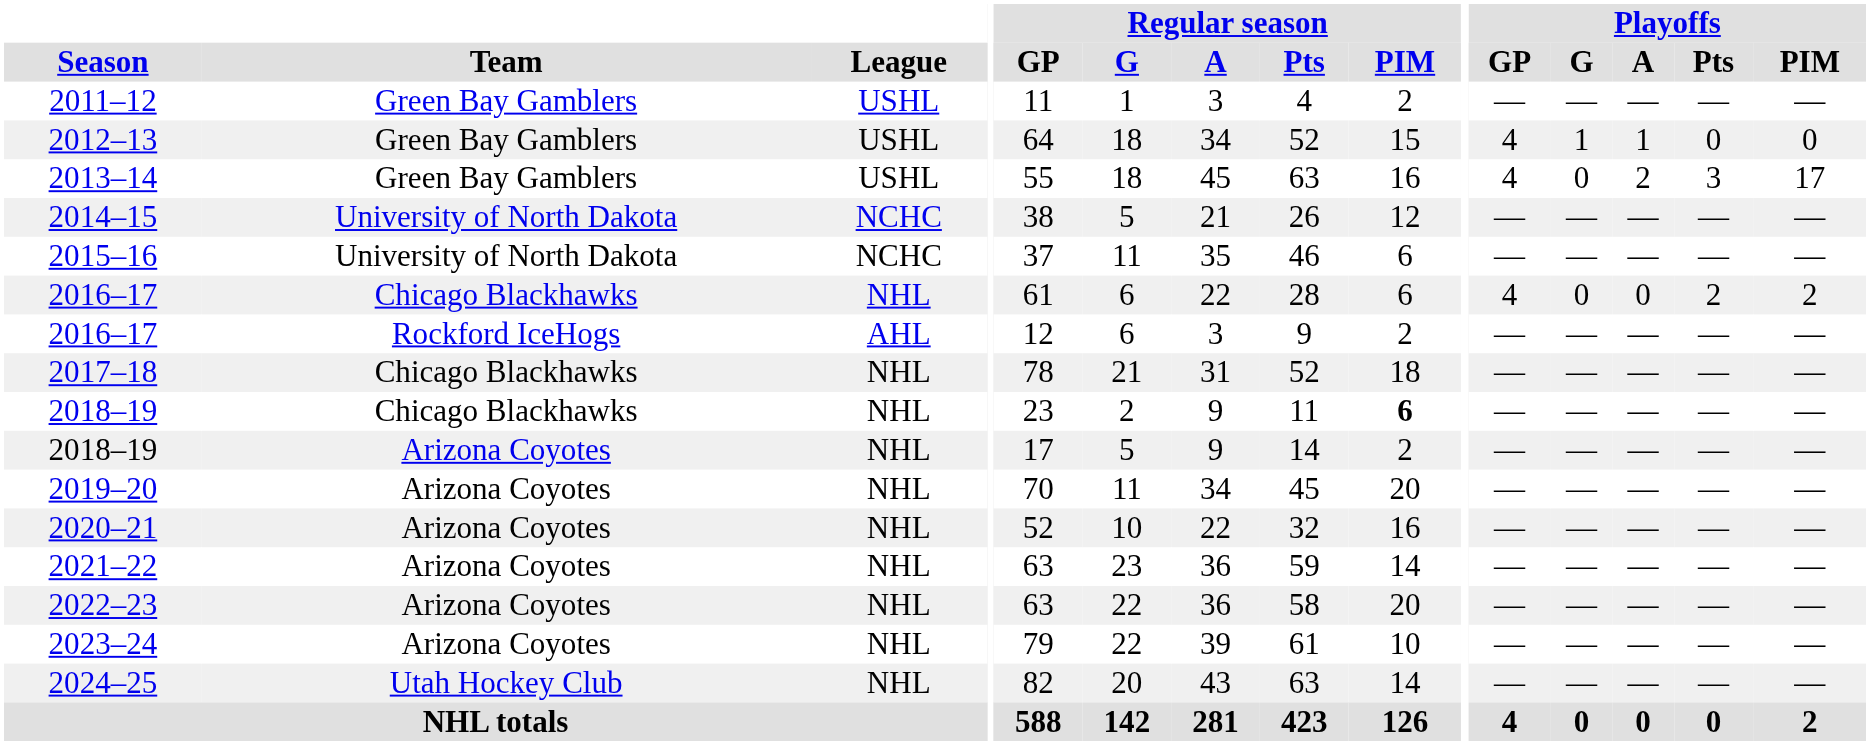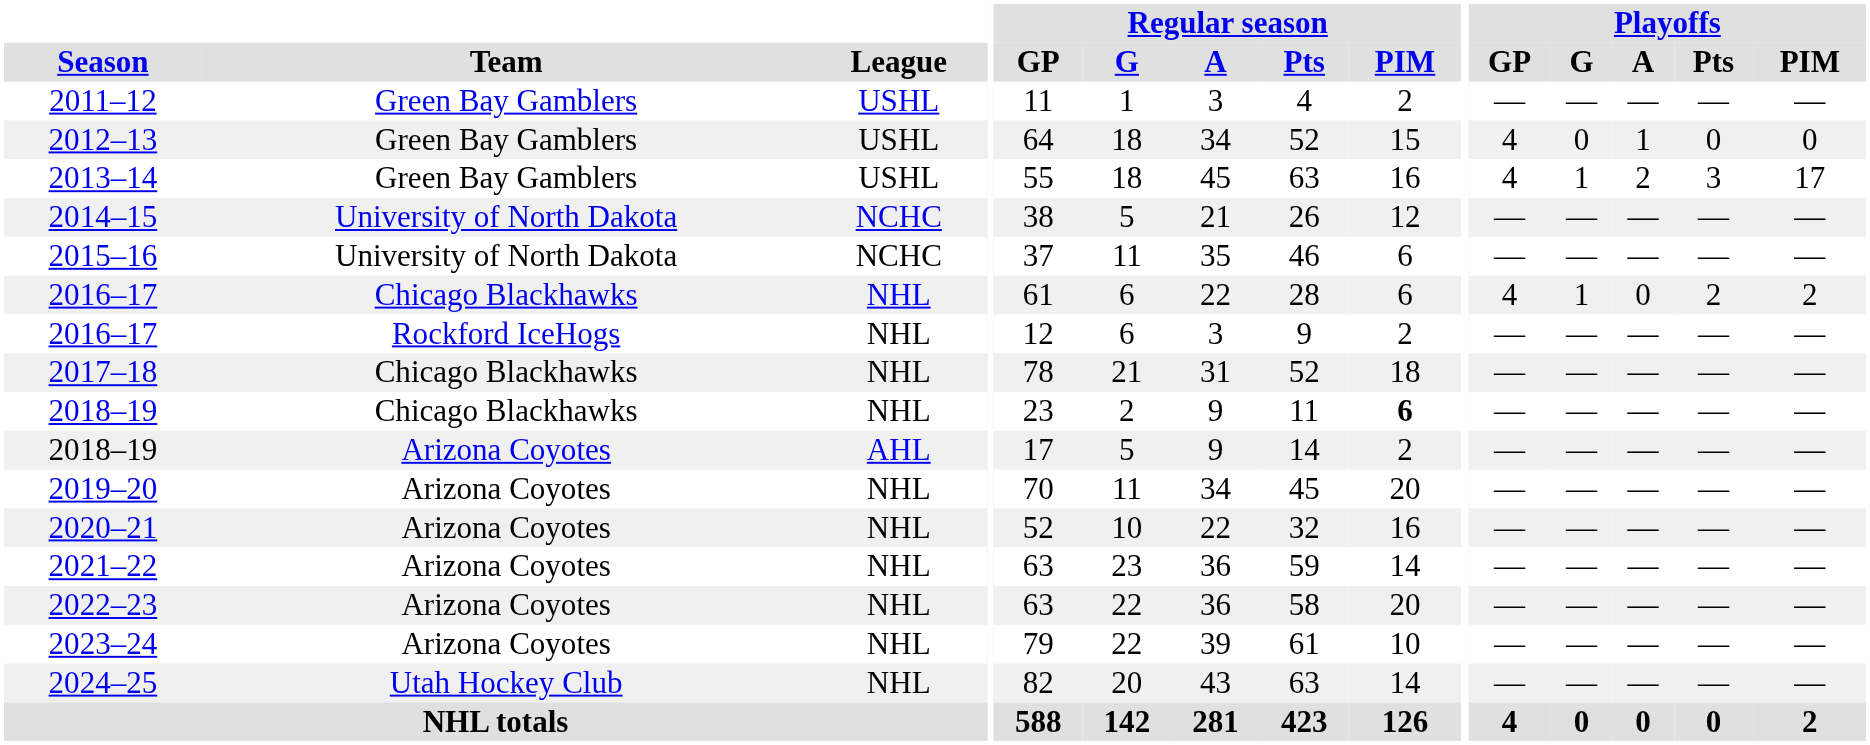(1582, 139) 1 -> (1582, 139) 0
(1582, 178) 0 -> (1582, 178) 1
(1582, 294) 0 -> (1582, 294) 1
(899, 333) AHL -> (899, 333) NHL
(899, 449) NHL -> (899, 449) AHL
